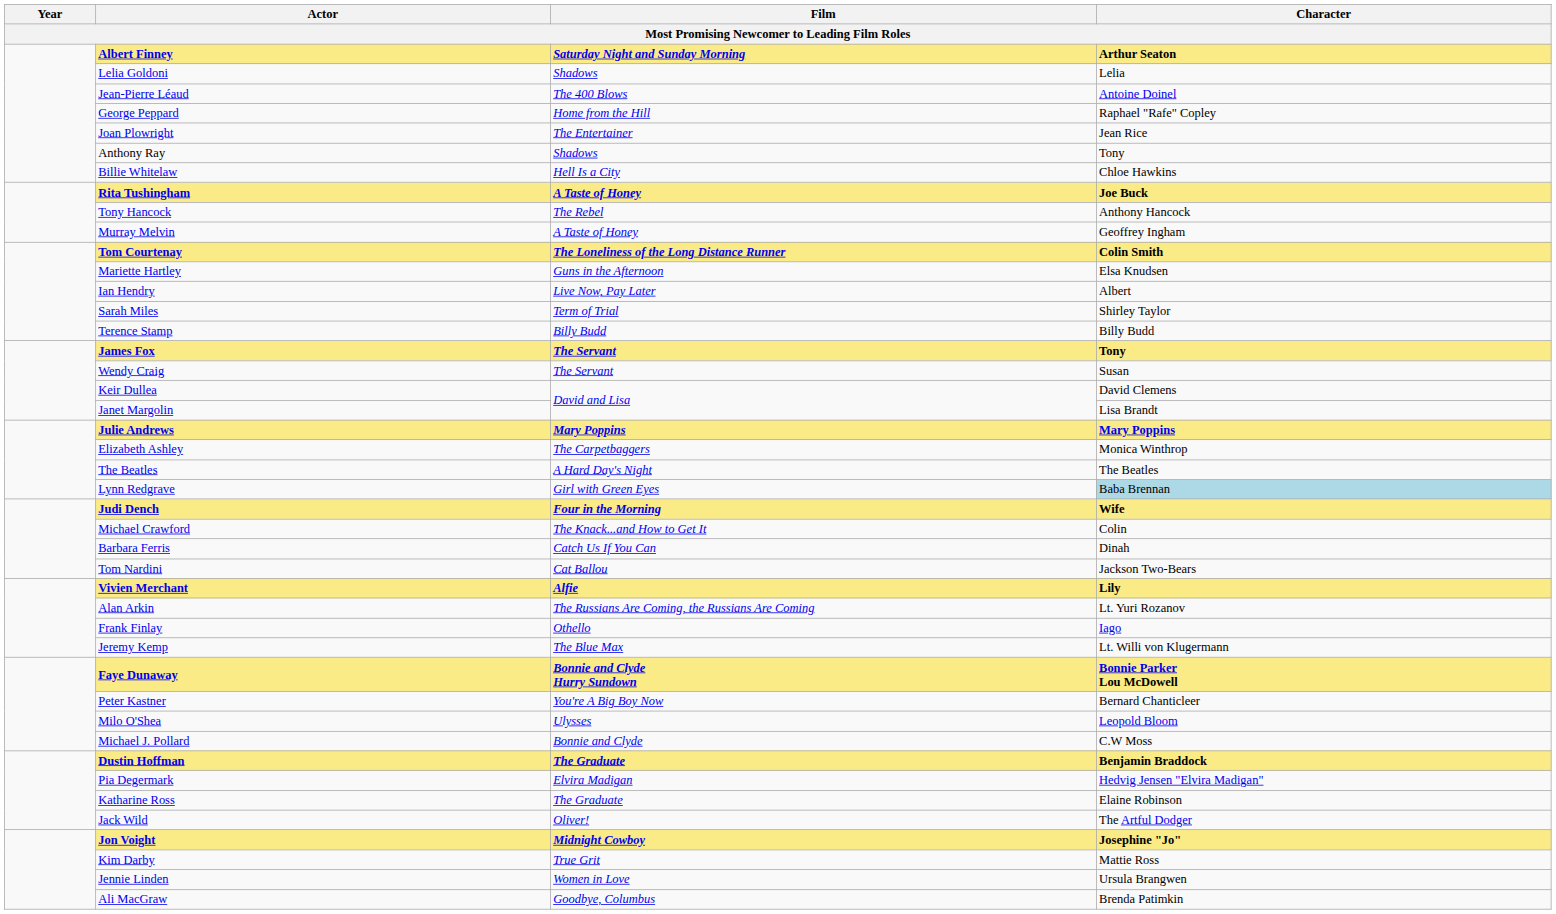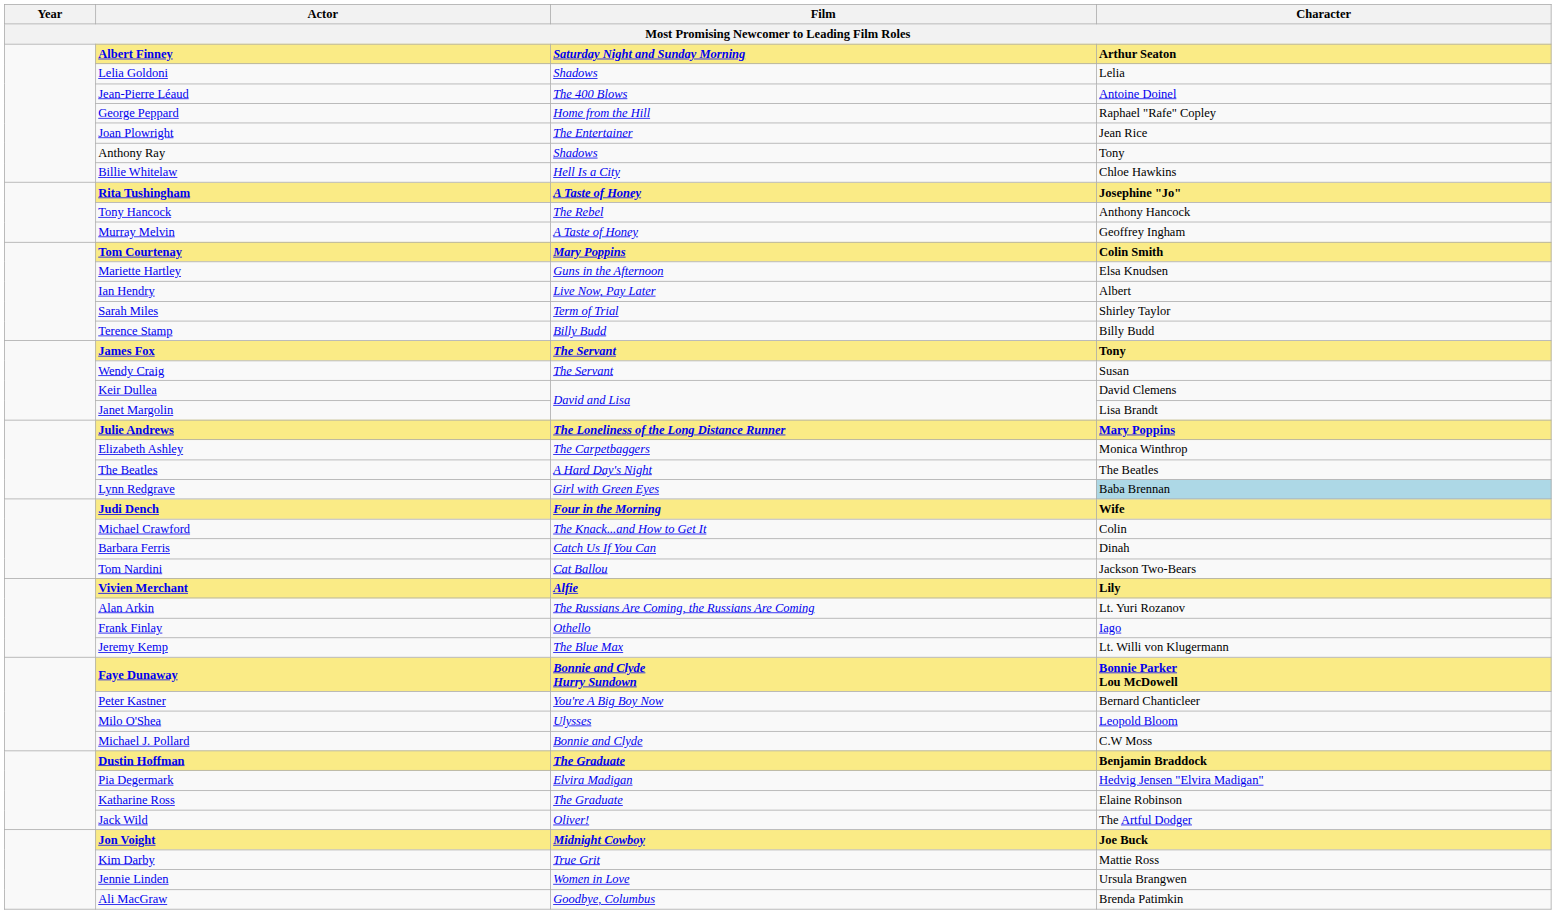(1124, 192) Joe Buck -> (1140, 192) Josephine "Jo"
(669, 251) The Loneliness of the Long Distance Runner -> (589, 251) Mary Poppins
(589, 430) Mary Poppins -> (669, 430) The Loneliness of the Long Distance Runner
(1140, 839) Josephine "Jo" -> (1124, 839) Joe Buck
